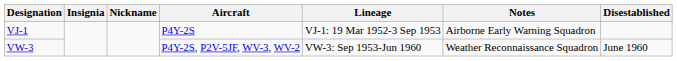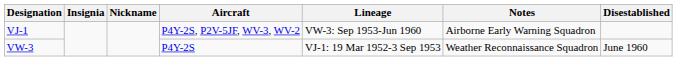(178, 30) P4Y-2S -> (231, 30) P4Y-2S, P2V-5JF, WV-3, WV-2
(373, 30) VJ-1: 19 Mar 1952-3 Sep 1953 -> (363, 30) VW-3: Sep 1953-Jun 1960
(231, 47) P4Y-2S, P2V-5JF, WV-3, WV-2 -> (178, 47) P4Y-2S
(363, 47) VW-3: Sep 1953-Jun 1960 -> (373, 47) VJ-1: 19 Mar 1952-3 Sep 1953
